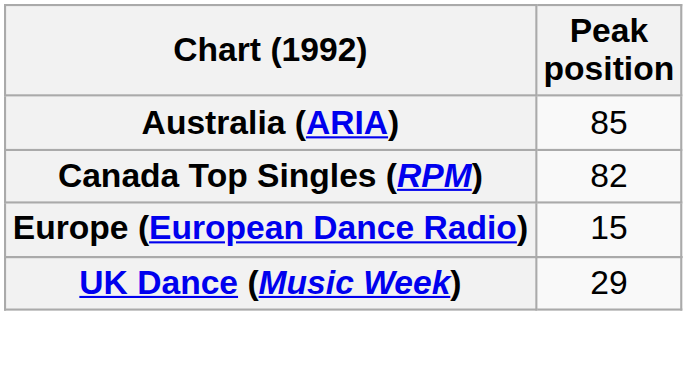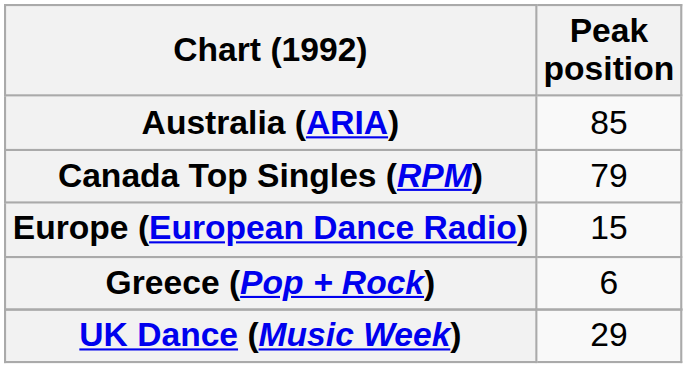(609, 175) 82 -> (609, 175) 79
+ row: (270, 282)
